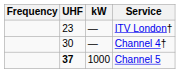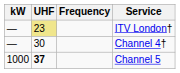columns swapped: (32, 12) <-> (99, 12)
(68, 28) no background -> (39, 28) khaki background
